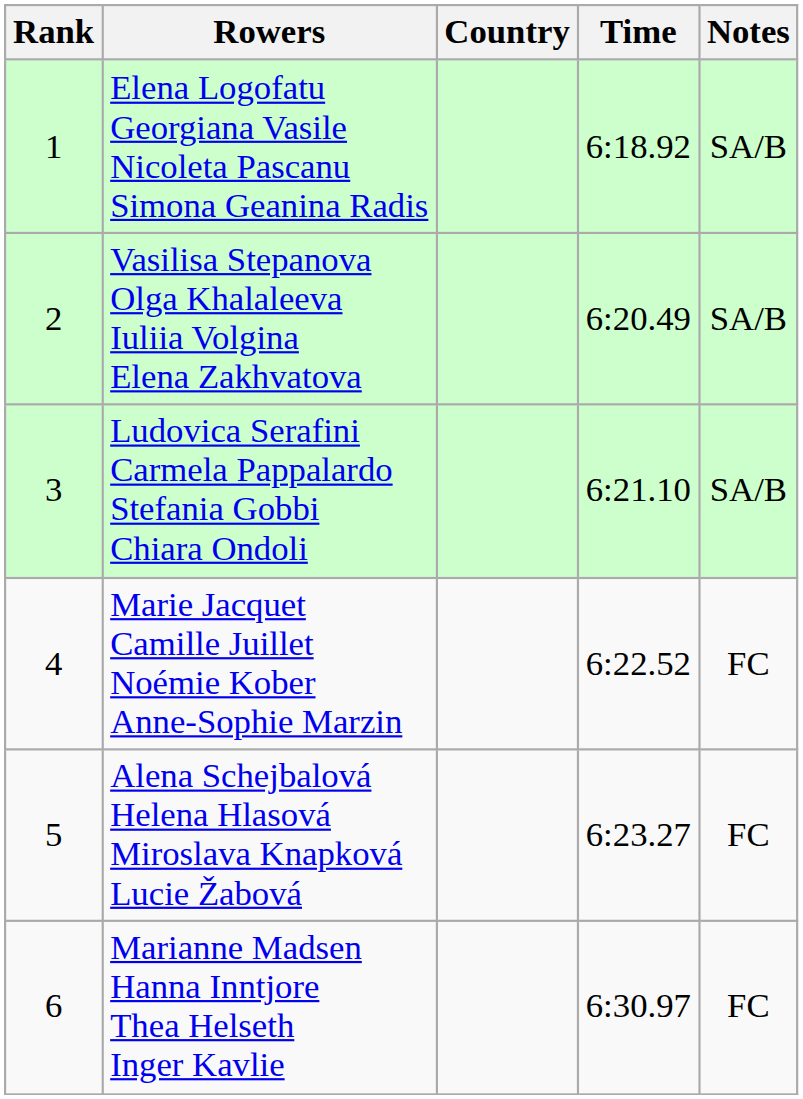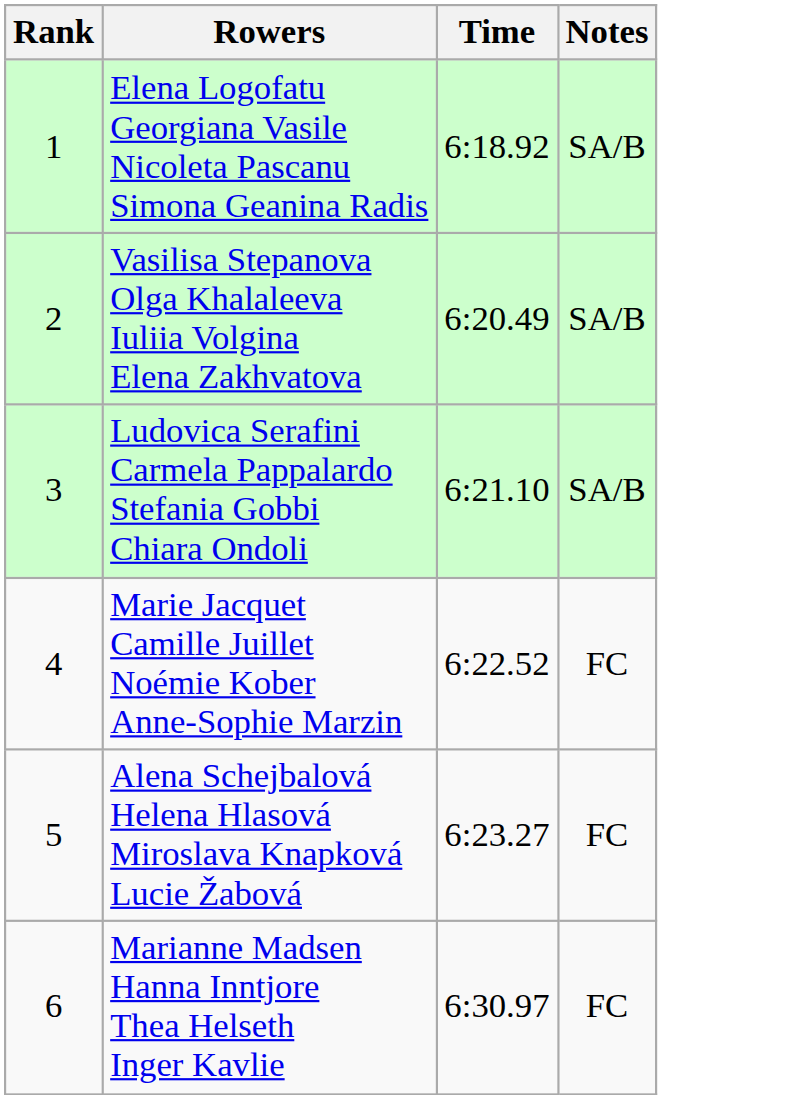- column: (507, 32)
